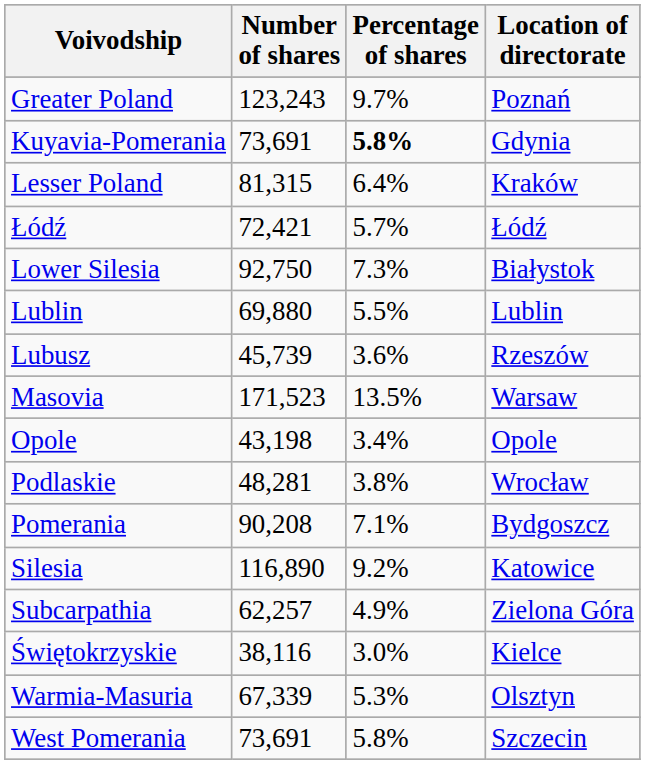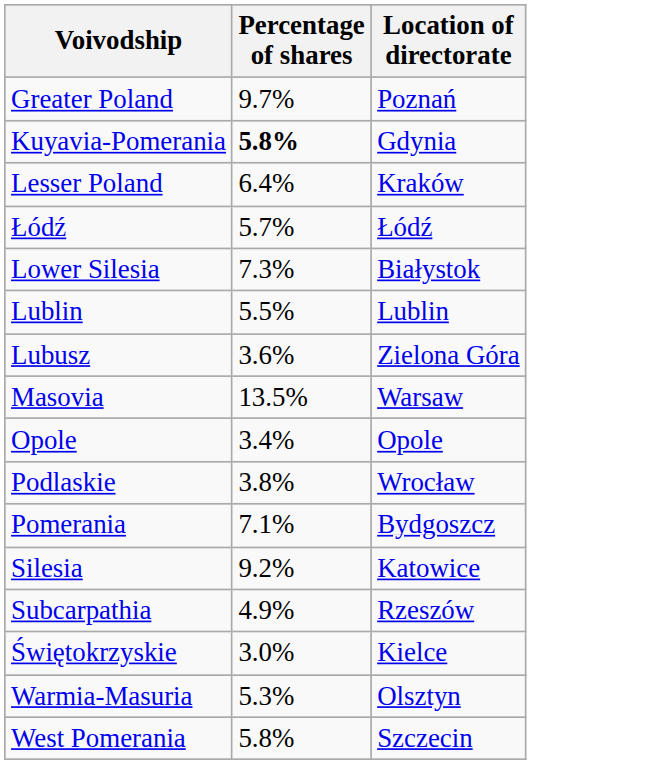- column: (289, 40)
(540, 354) Rzeszów -> (448, 354) Zielona Góra
(563, 610) Zielona Góra -> (426, 610) Rzeszów
